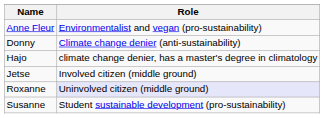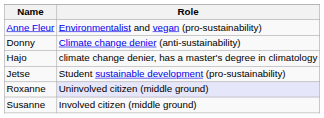(128, 74) Involved citizen (middle ground) -> (172, 74) Student sustainable development (pro-sustainability)
(172, 105) Student sustainable development (pro-sustainability) -> (128, 105) Involved citizen (middle ground)
